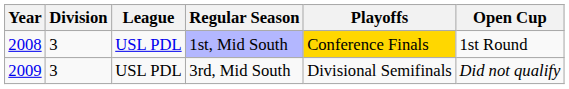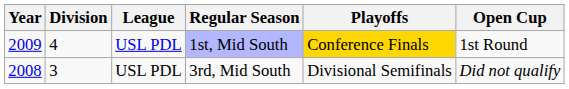(25, 44) 2008 -> (25, 44) 2009
(53, 44) 3 -> (53, 44) 4
(25, 70) 2009 -> (25, 70) 2008
